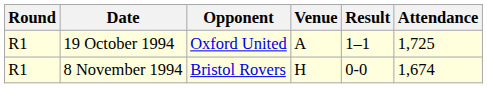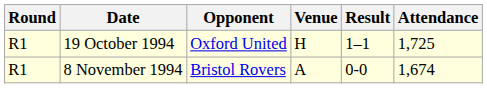(300, 43) A -> (300, 43) H
(300, 69) H -> (300, 69) A
